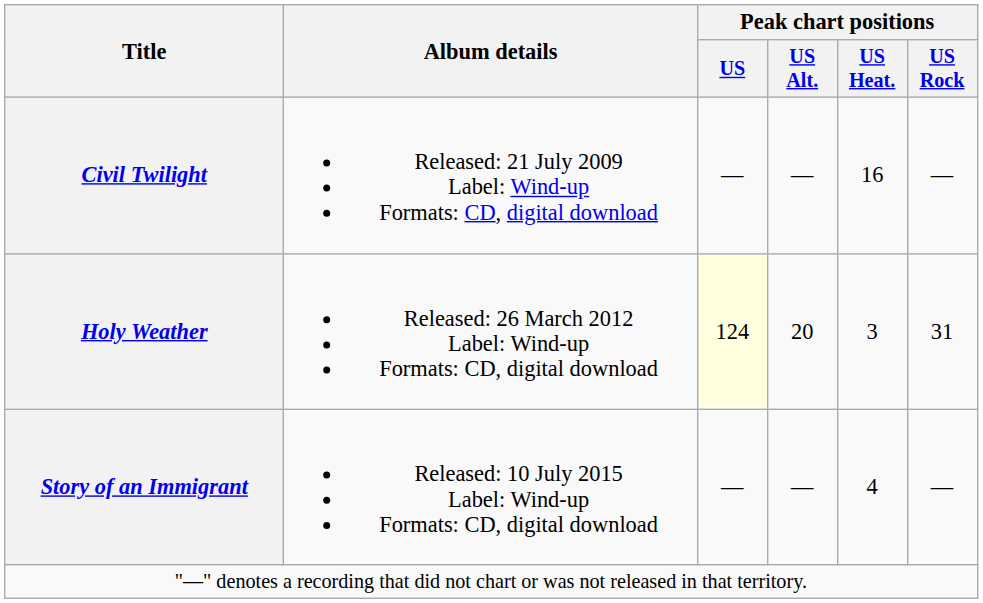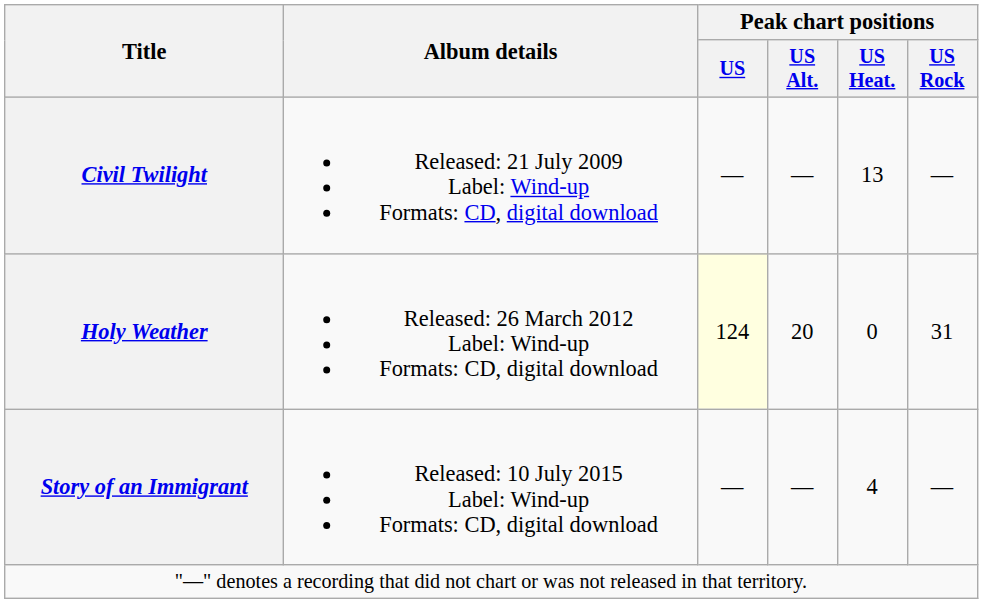(872, 175) 16 -> (872, 175) 13
(872, 330) 3 -> (872, 330) 0
